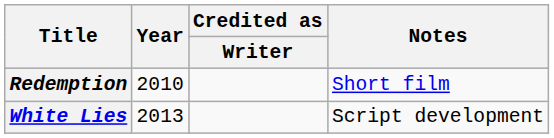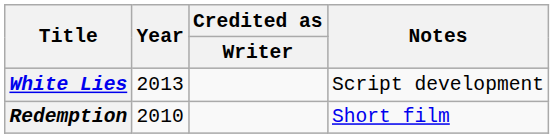rows swapped: (68, 85) <-> (68, 117)
